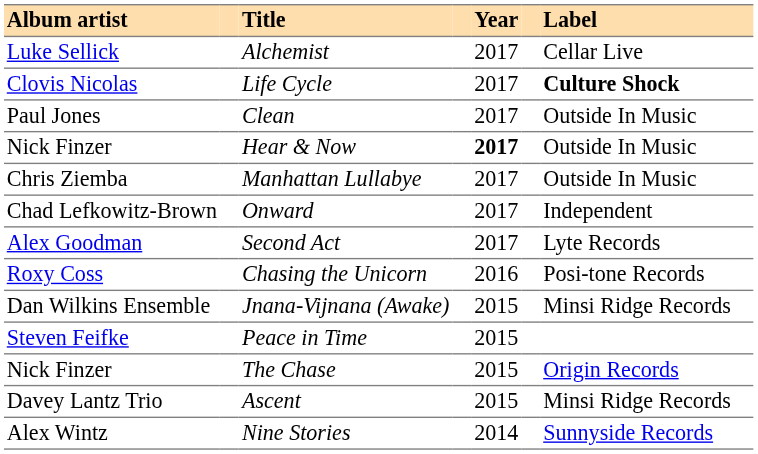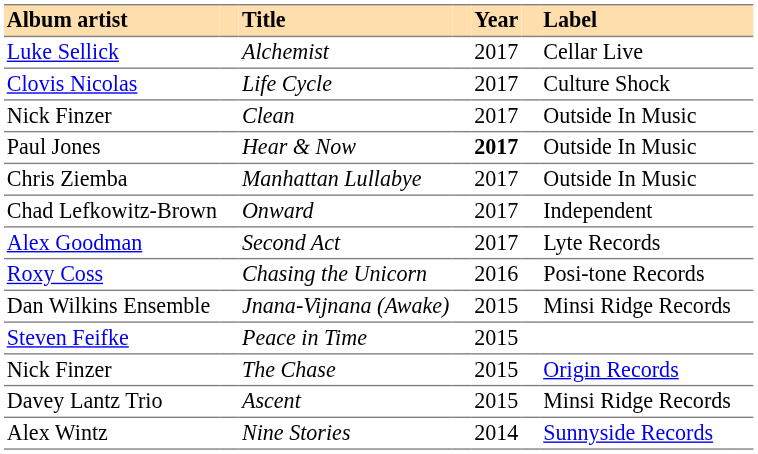(611, 83) bold -> (607, 83) normal
(54, 115) Paul Jones -> (59, 115) Nick Finzer
(59, 147) Nick Finzer -> (54, 147) Paul Jones
